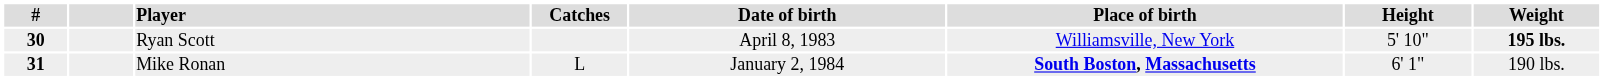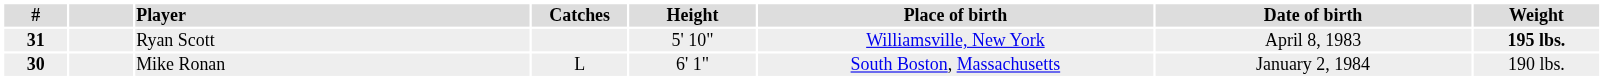columns swapped: (787, 15) <-> (1408, 15)
(36, 40) 30 -> (36, 40) 31
(36, 64) 31 -> (36, 64) 30
(1145, 64) bold -> (955, 64) normal
